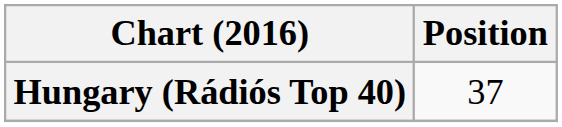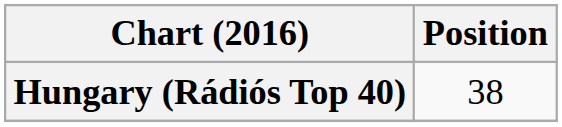(485, 90) 37 -> (485, 90) 38
